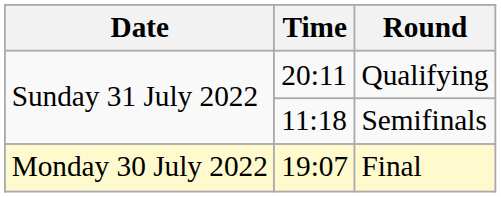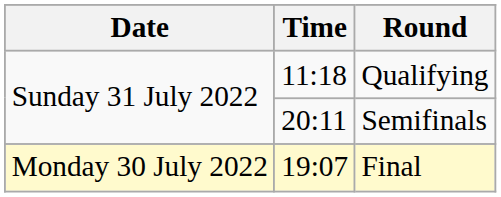(314, 74) 20:11 -> (314, 74) 11:18
(314, 120) 11:18 -> (314, 120) 20:11
